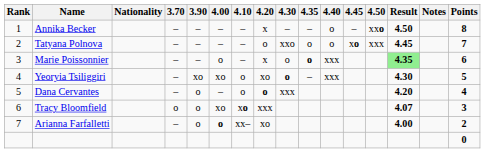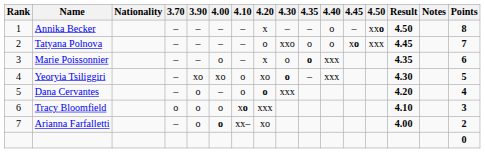(404, 60) lightgreen background -> (404, 60) no background
(220, 108) xo -> (220, 108) o
(404, 108) 4.07 -> (404, 108) 4.10
